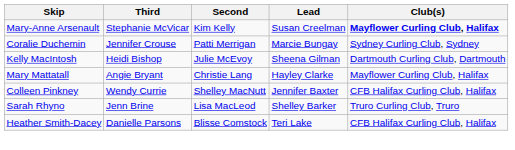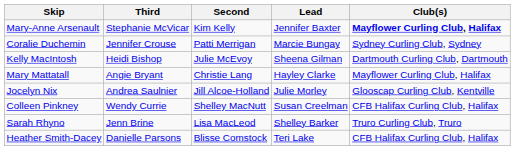(308, 28) Susan Creelman -> (307, 28) Jennifer Baxter
+ row: (32, 91)
(305, 91) Jennifer Baxter -> (311, 106) Susan Creelman
